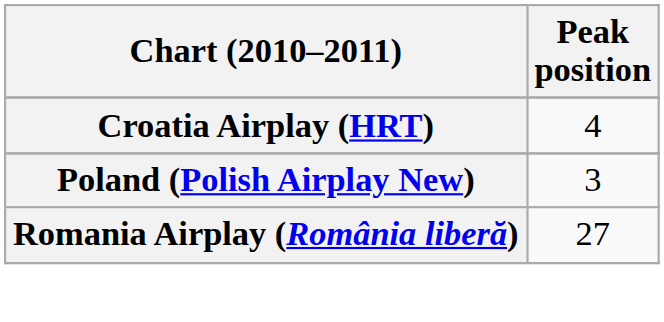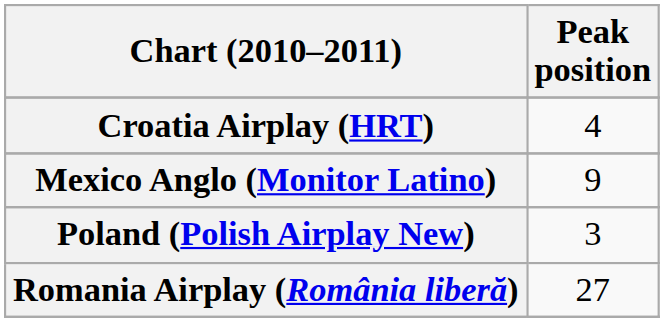+ row: (266, 179)
